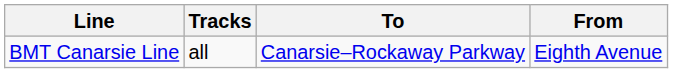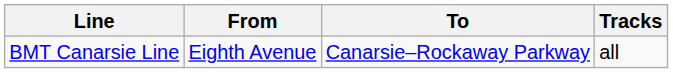columns swapped: (598, 21) <-> (220, 21)
